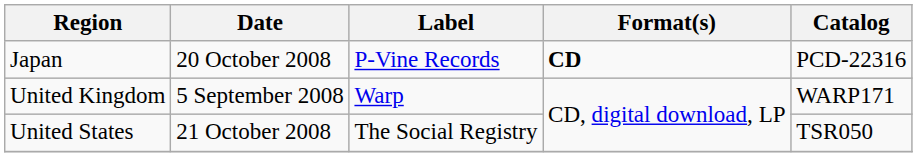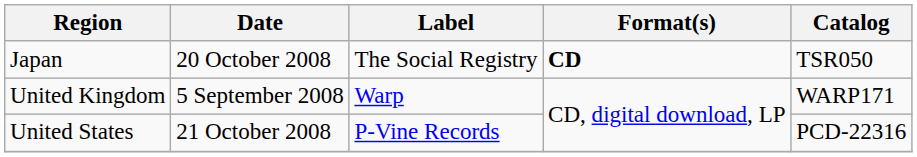(427, 59) P-Vine Records -> (446, 59) The Social Registry
(851, 59) PCD-22316 -> (835, 59) TSR050
(446, 132) The Social Registry -> (427, 132) P-Vine Records
(835, 132) TSR050 -> (851, 132) PCD-22316
